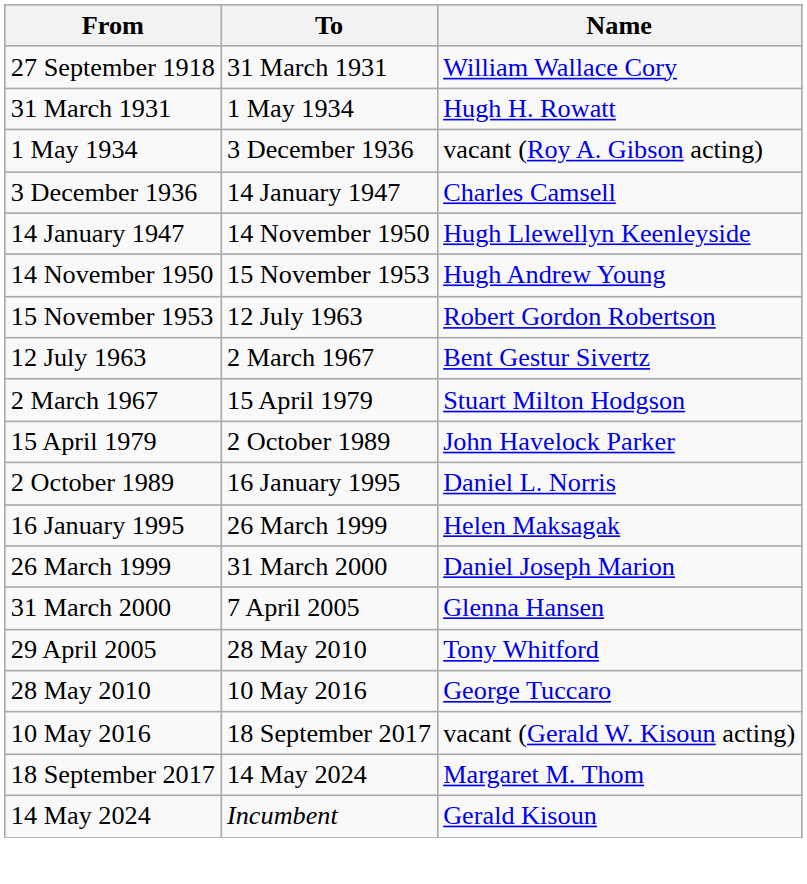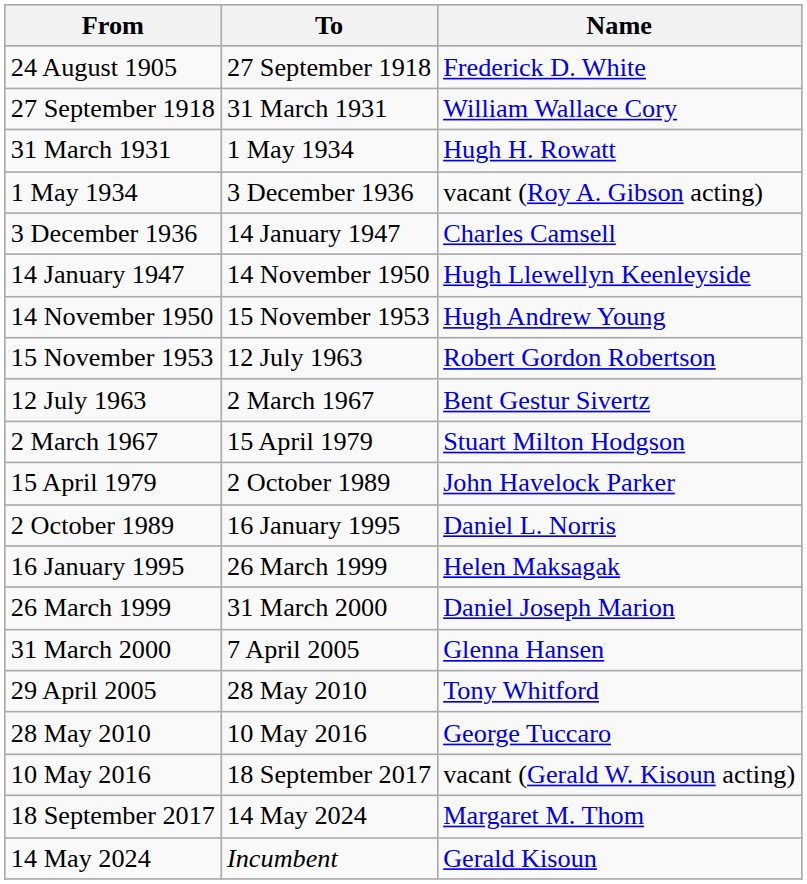+ row: (94, 66)
